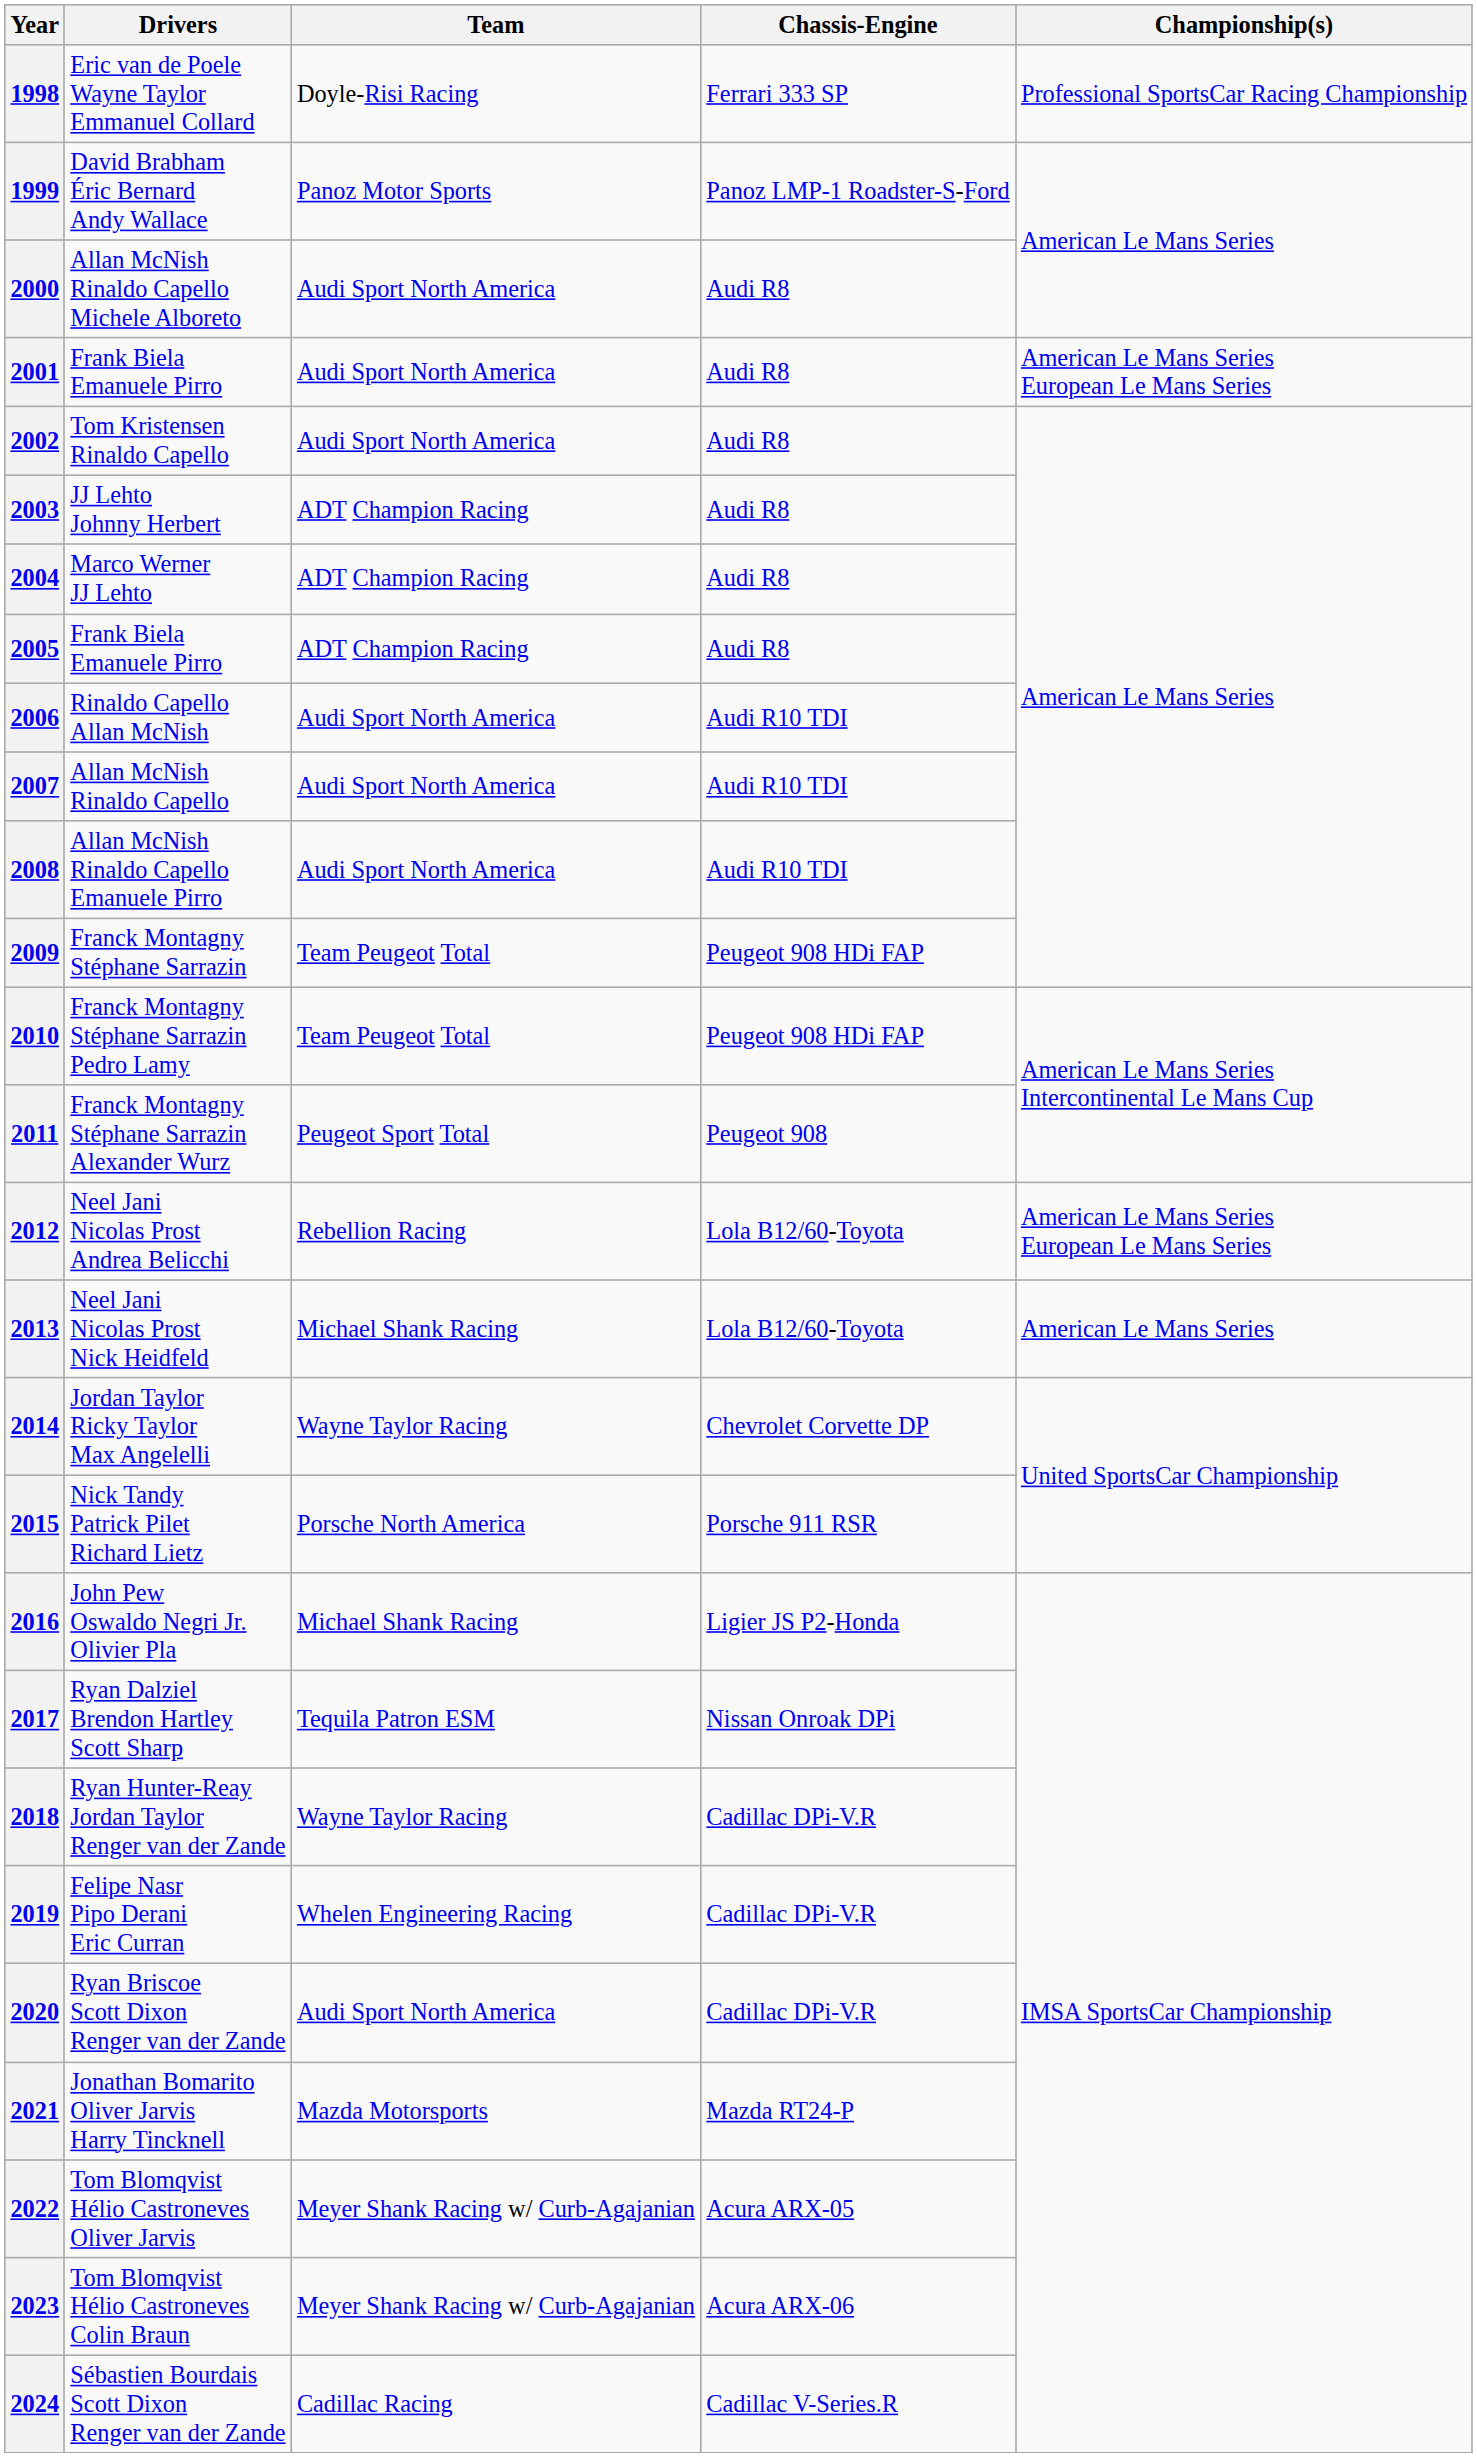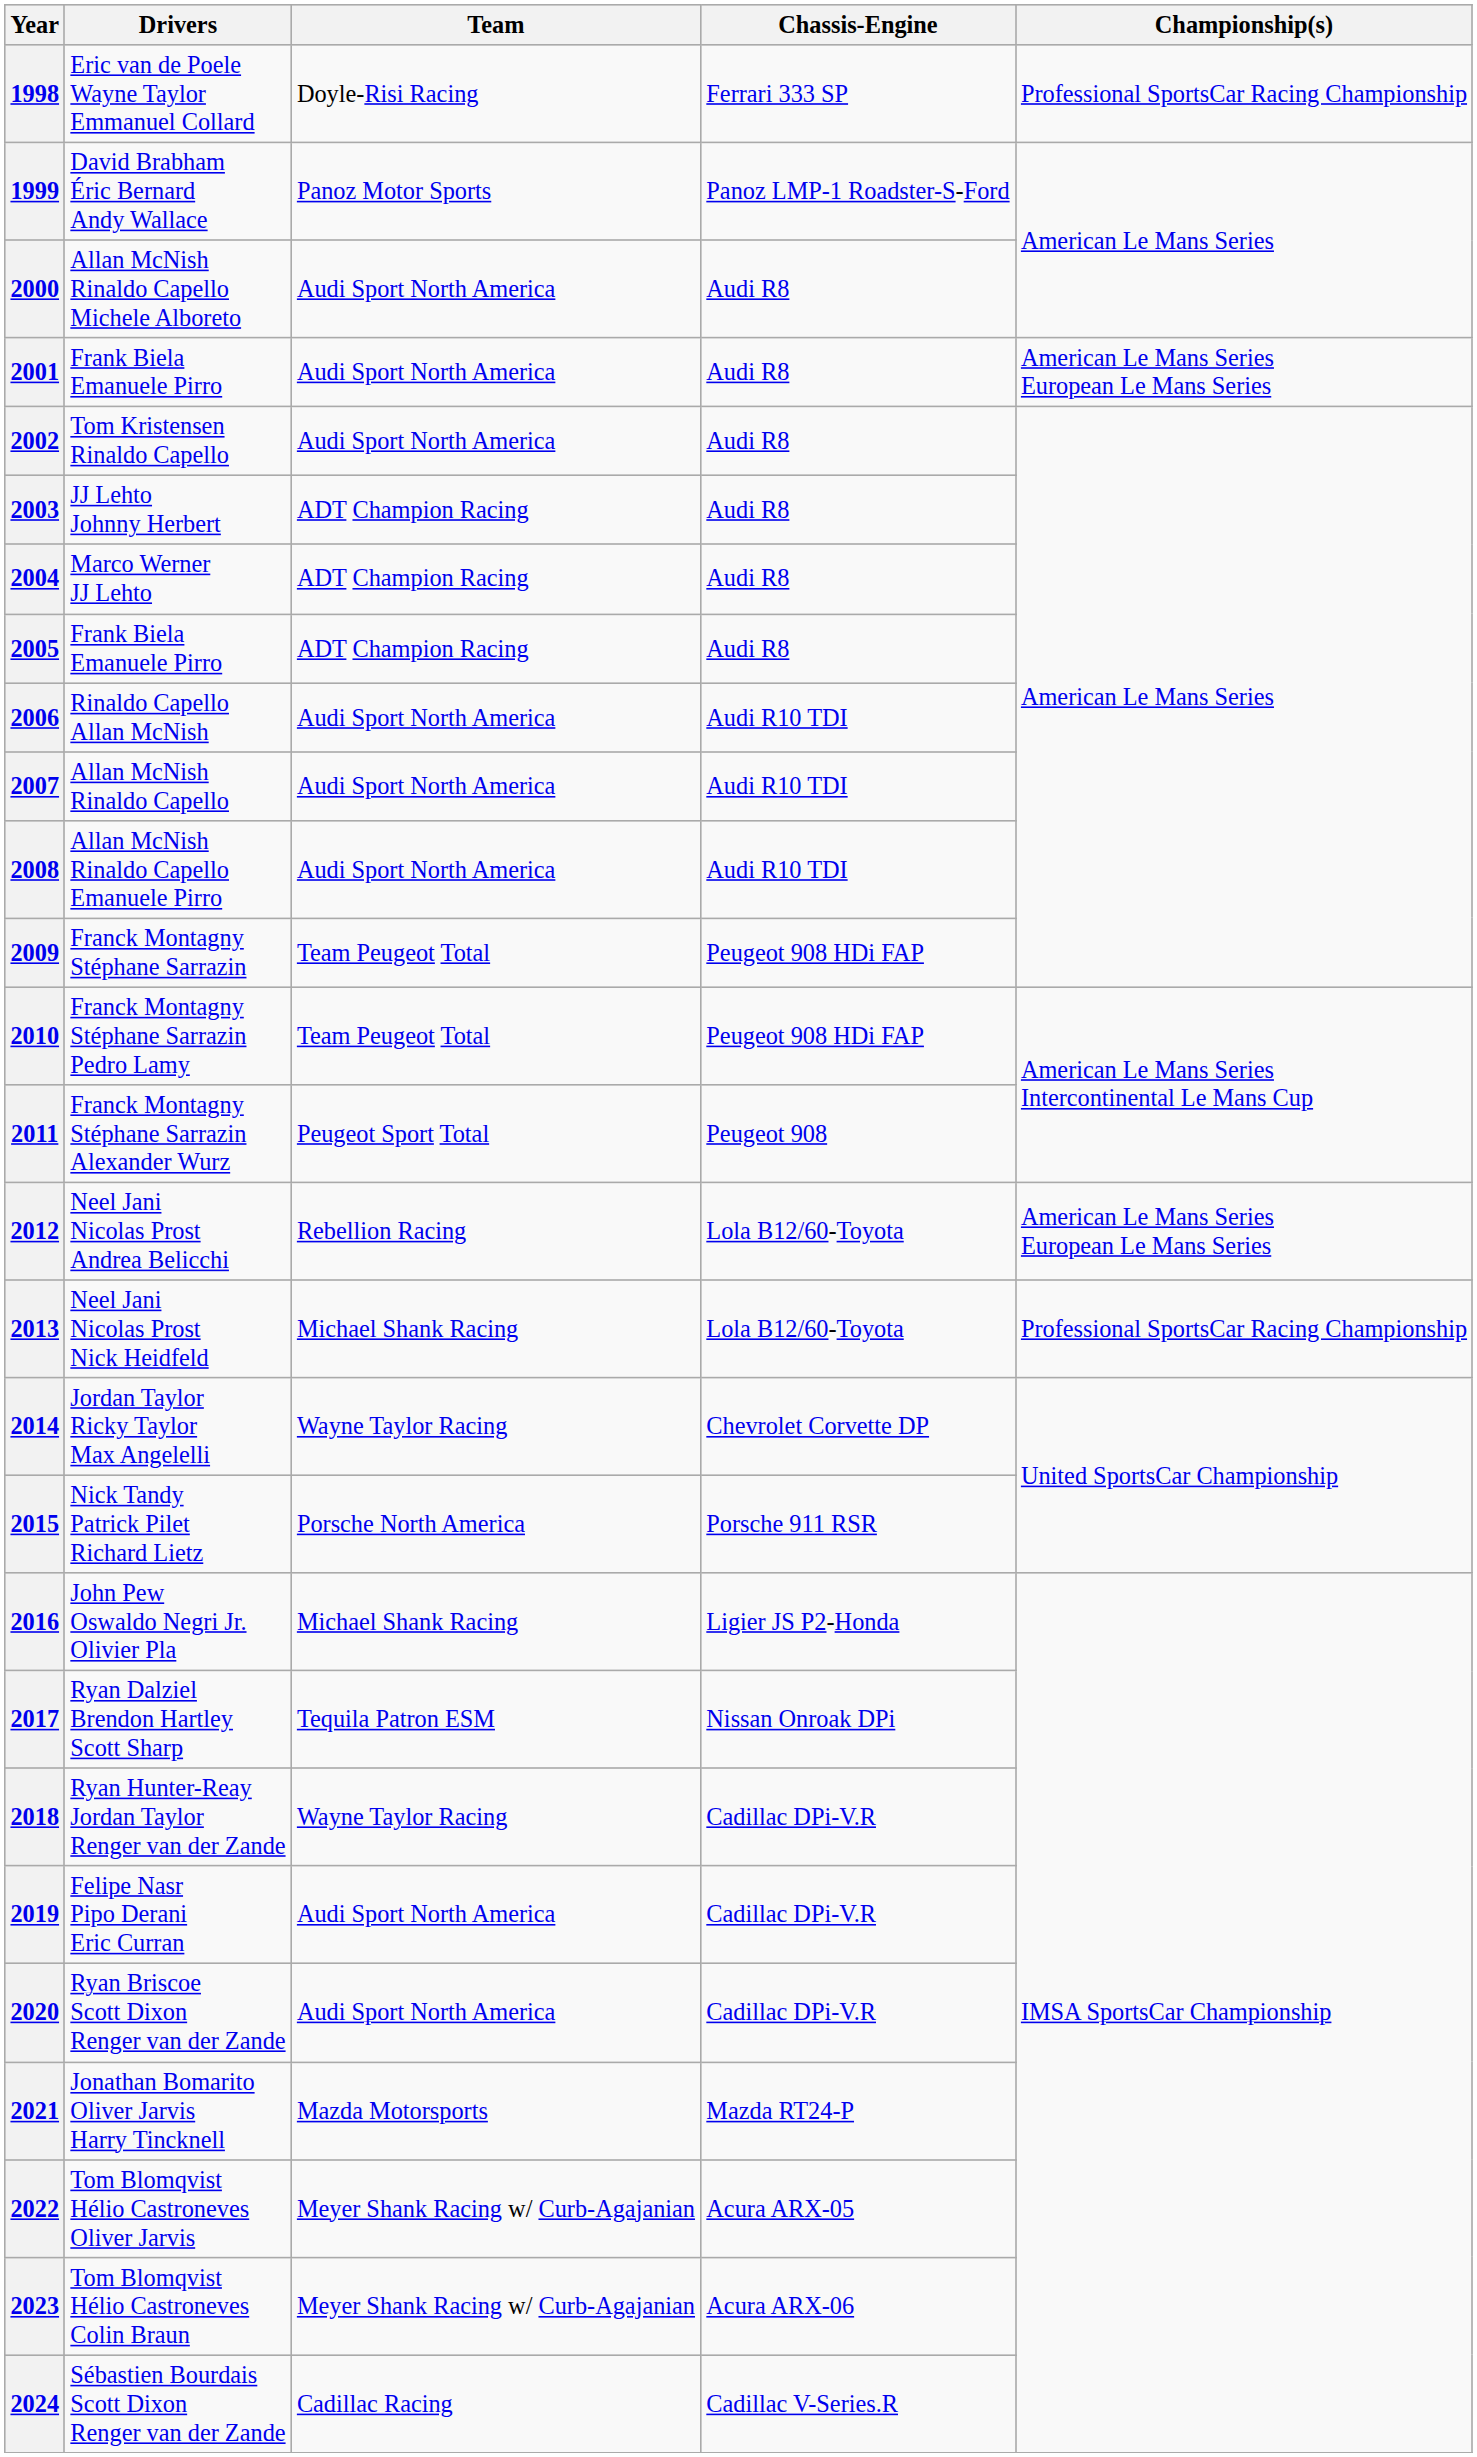(1147, 1328) American Le Mans Series -> (1244, 1328) Professional SportsCar Racing Championship
(435, 1914) Whelen Engineering Racing -> (426, 1914) Audi Sport North America
